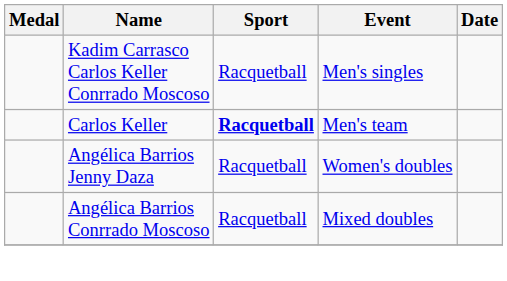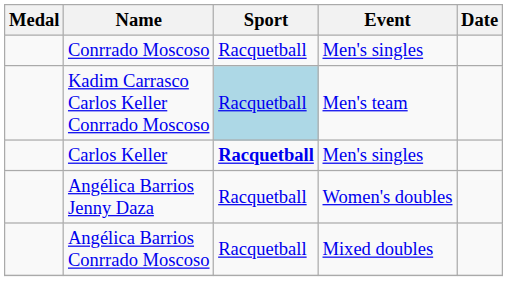+ row: (139, 50)
(262, 72) no background -> (262, 103) lightblue background
(373, 72) Men's singles -> (365, 103) Men's team
(365, 125) Men's team -> (373, 155) Men's singles
